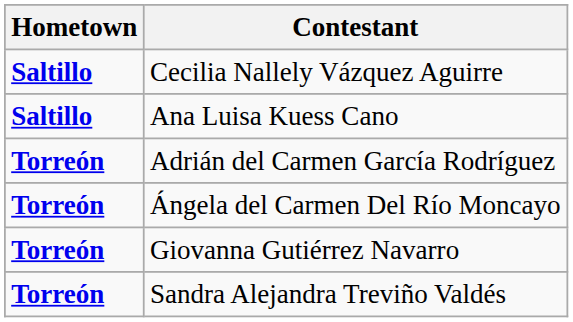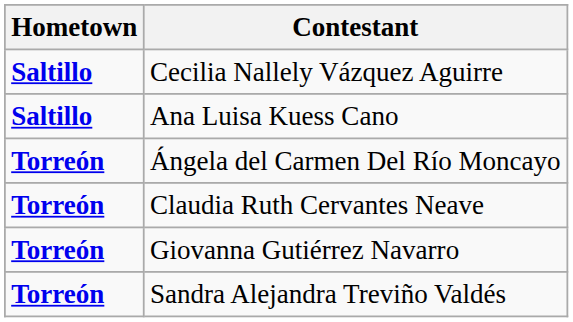- row: (353, 160)
+ row: (317, 205)
